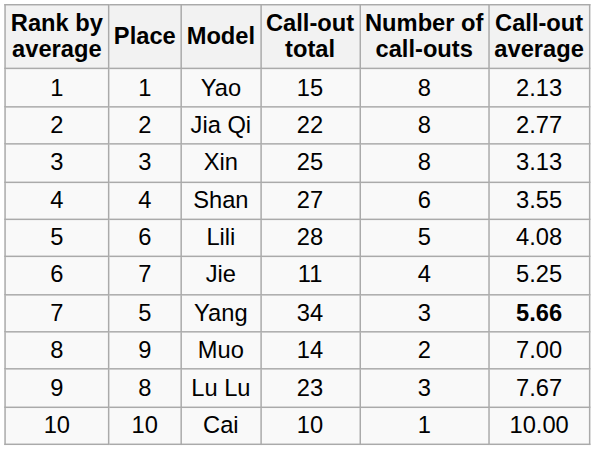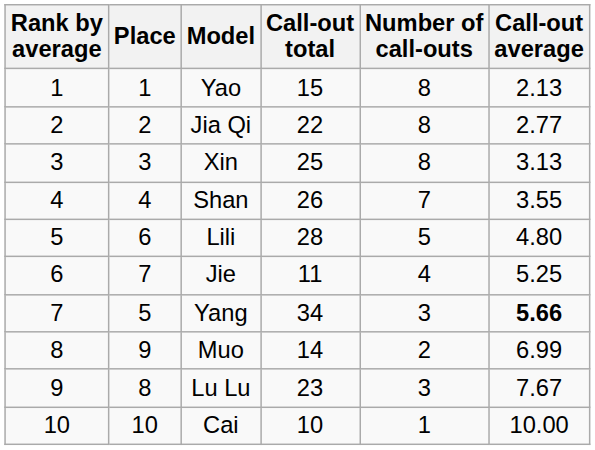(310, 200) 27 -> (310, 200) 26
(424, 200) 6 -> (424, 200) 7
(539, 237) 4.08 -> (539, 237) 4.80
(539, 350) 7.00 -> (539, 350) 6.99
